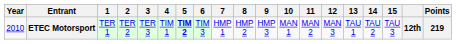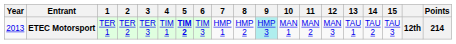(15, 28) 2010 -> (15, 28) 2013
(266, 28) no background -> (266, 28) paleturquoise background
(437, 28) 219 -> (437, 28) 214
